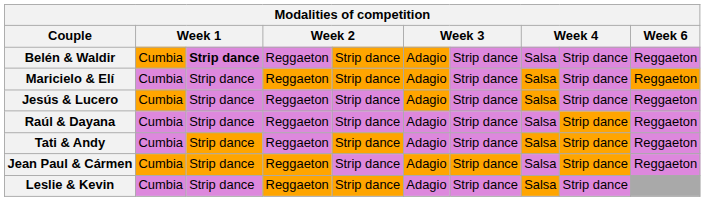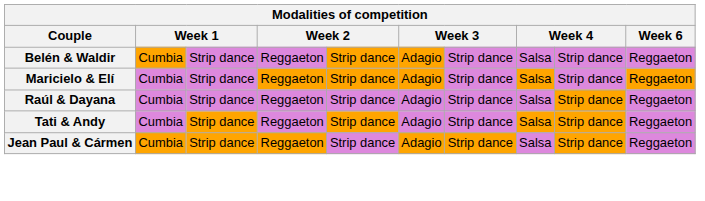(224, 57) bold -> (222, 57) normal
- row: (70, 100)
- row: (70, 185)
